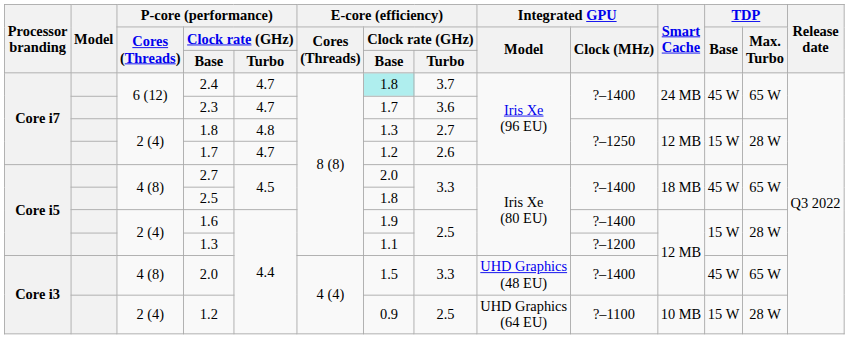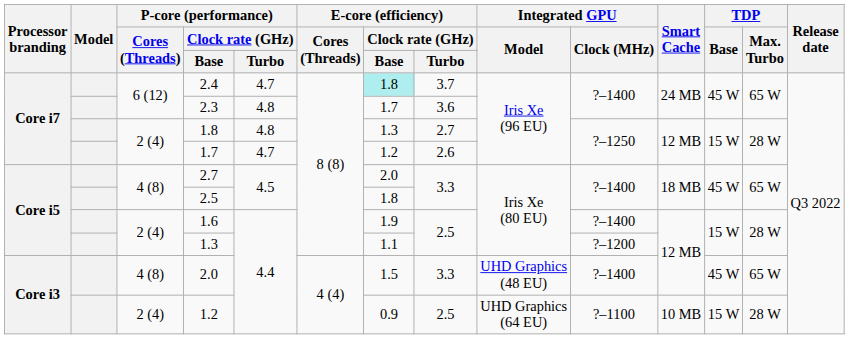(265, 107) 4.7 -> (265, 107) 4.8
